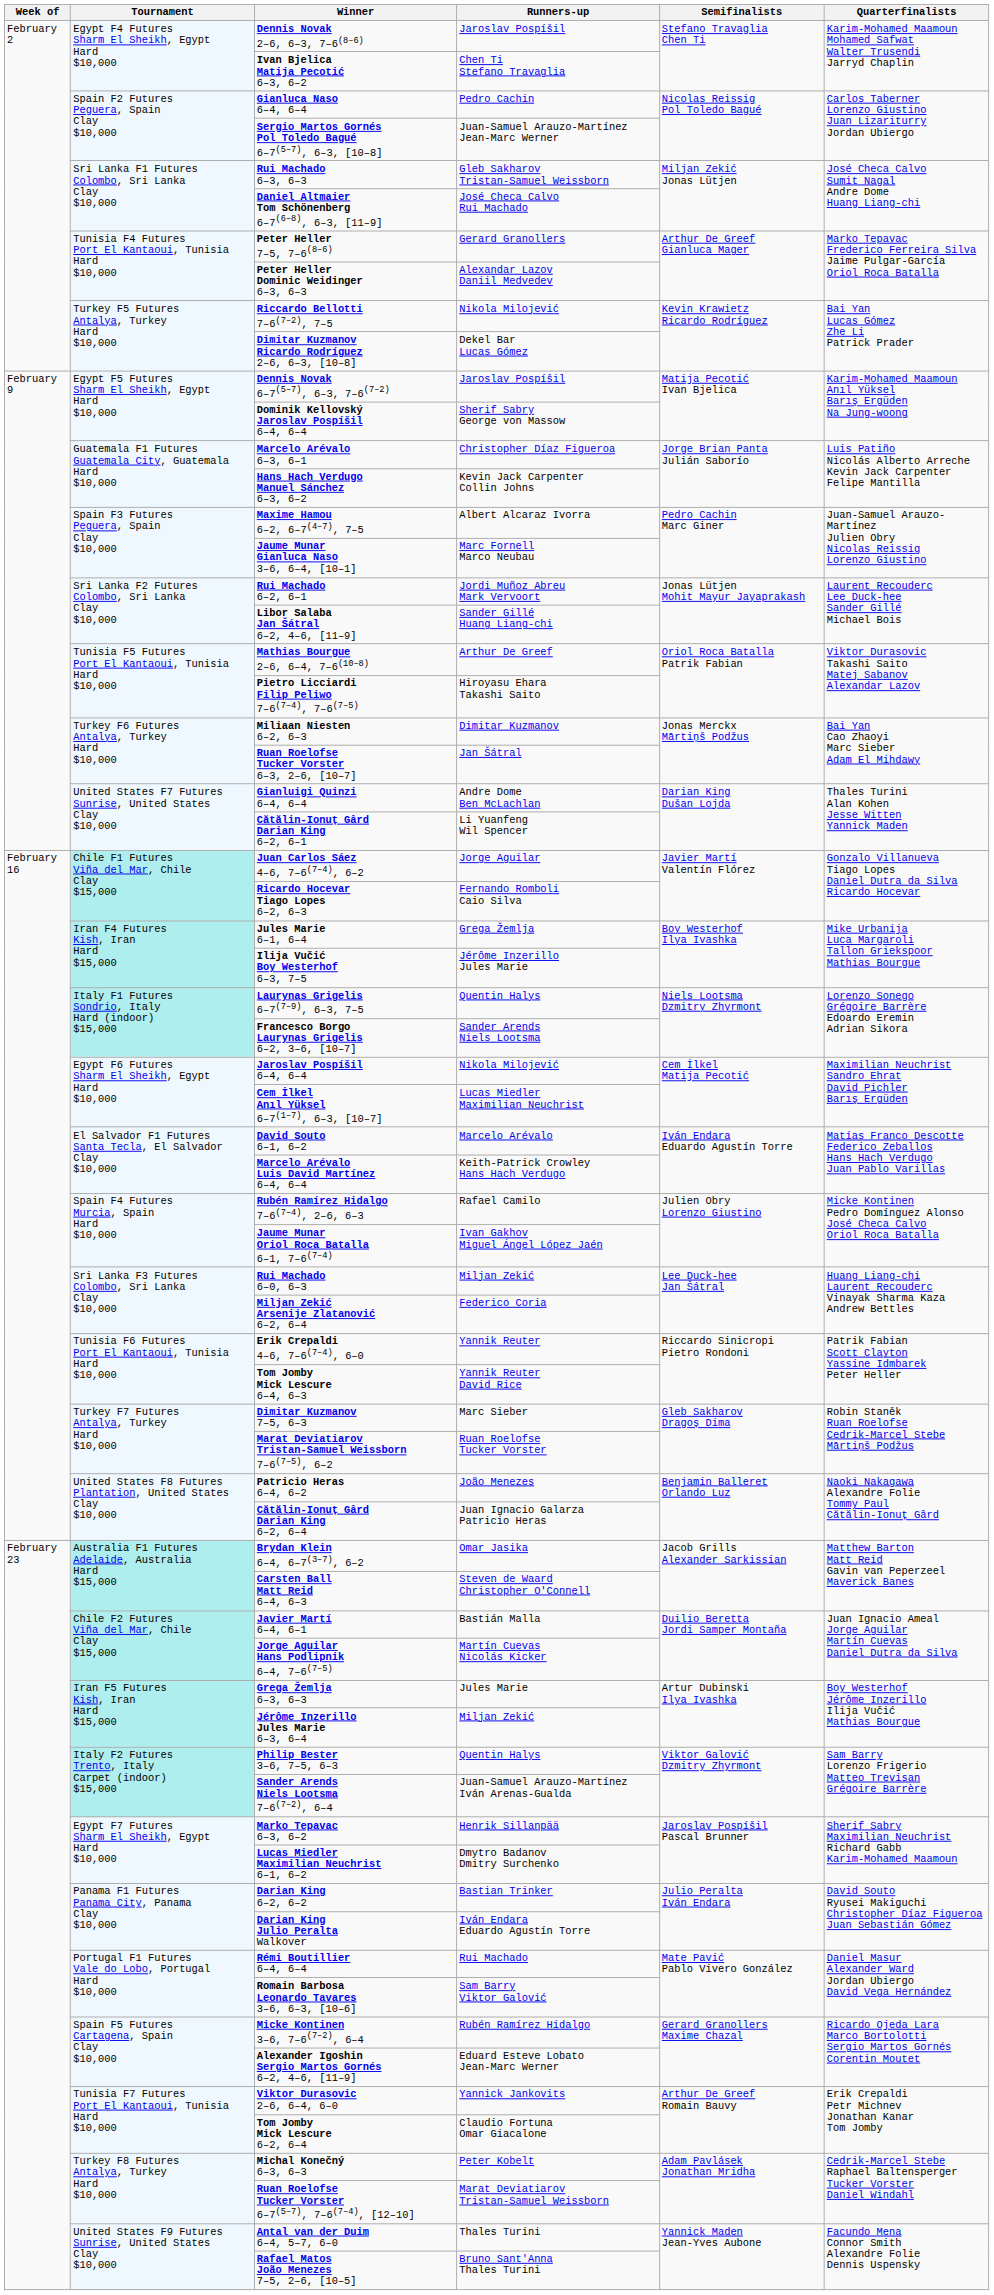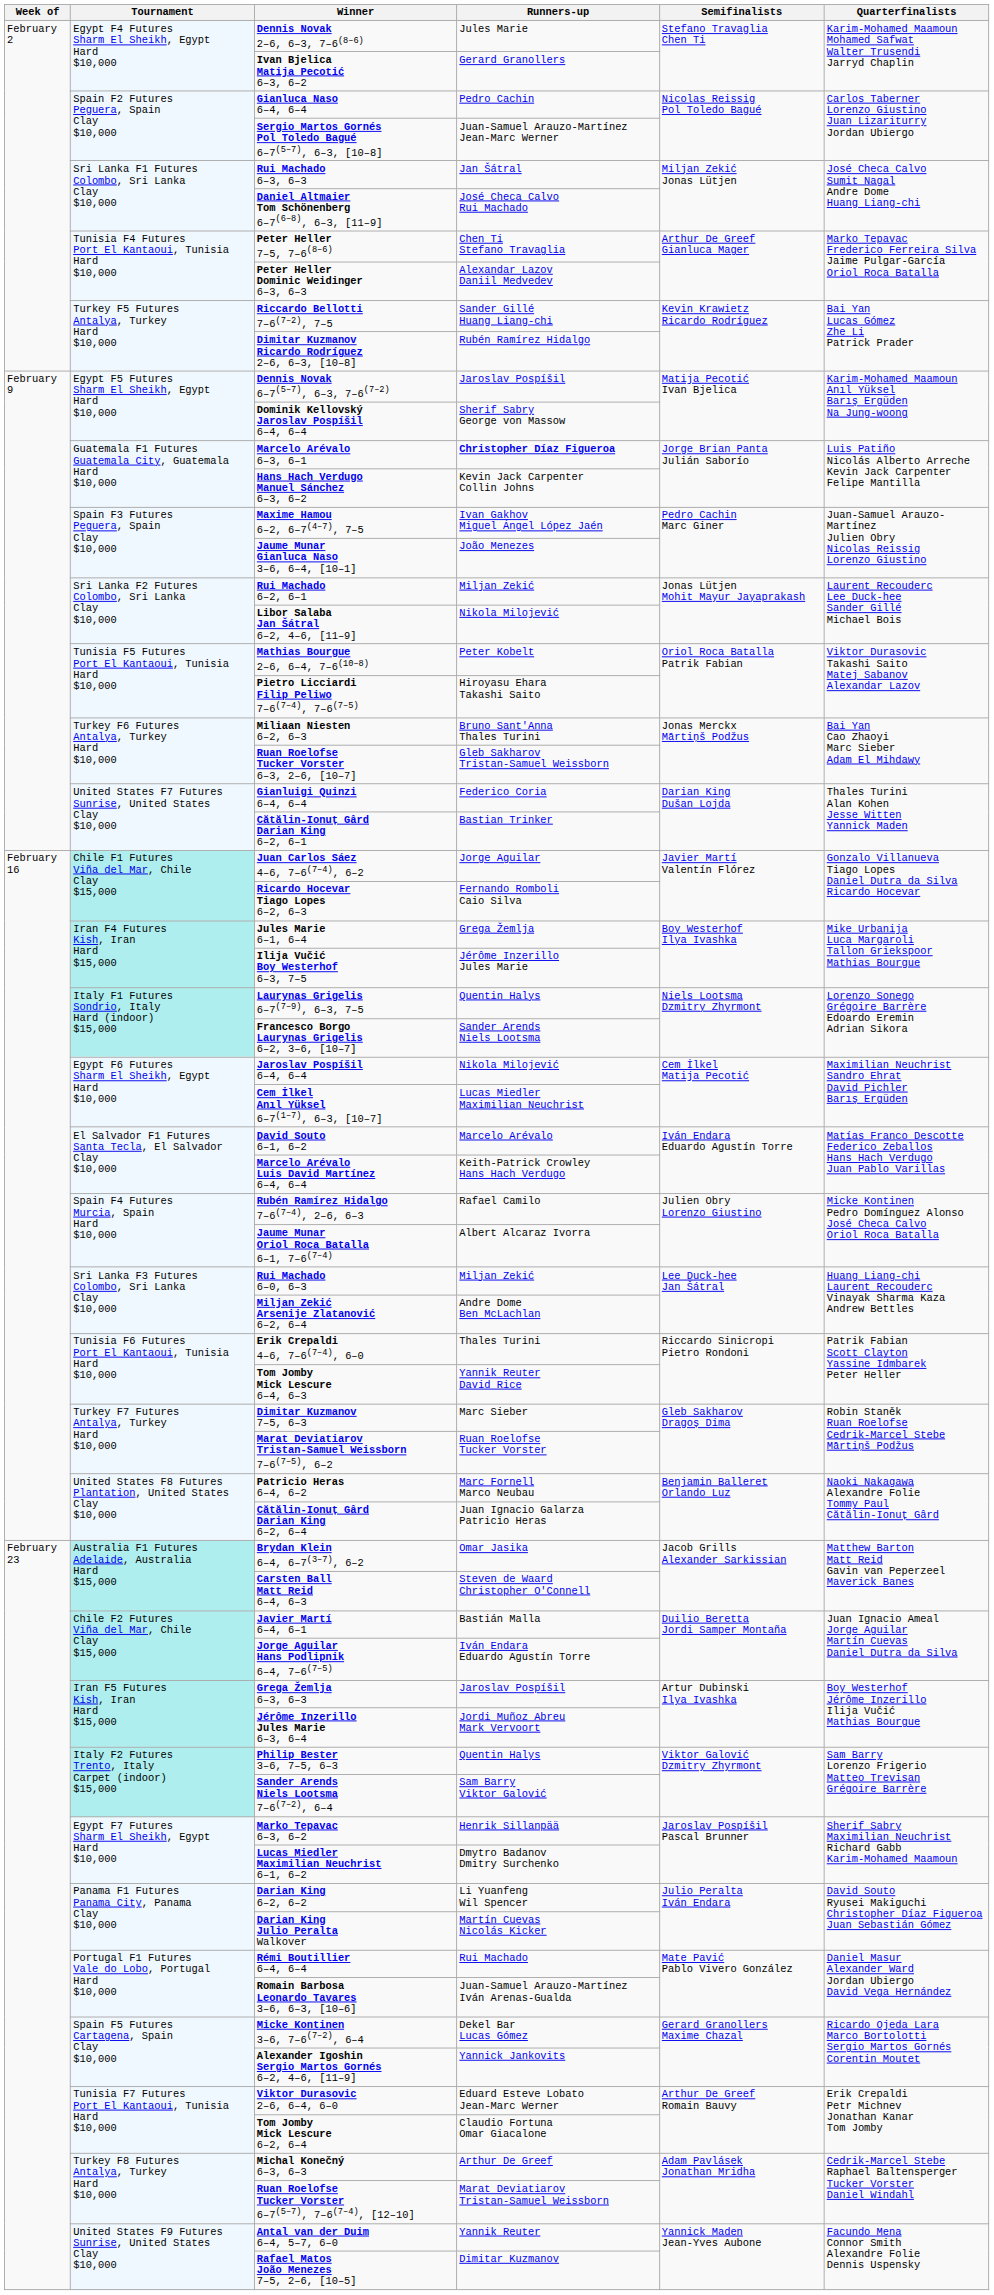(512, 29) Jaroslav Pospíšil -> (494, 29) Jules Marie
(512, 66) Chen Ti Stefano Travaglia -> (512, 60) Gerard Granollers
(534, 175) Gleb Sakharov Tristan-Samuel Weissborn -> (491, 169) Jan Šátral
(512, 239) Gerard Granollers -> (512, 245) Chen Ti Stefano Travaglia
(509, 309) Nikola Milojević -> (506, 315) Sander Gillé Huang Liang-chi
(494, 346) Dekel Bar Lucas Gómez -> (525, 340) Rubén Ramírez Hidalgo
(537, 449) normal -> (537, 449) bold
(525, 516) Albert Alcaraz Ivorra -> (531, 521) Ivan Gakhov Miguel Ángel López Jaén
(497, 552) Marc Fornell Marco Neubau -> (497, 547) João Menezes
(512, 591) Jordi Muñoz Abreu Mark Vervoort -> (497, 586) Miljan Zekić
(506, 619) Sander Gillé Huang Liang-chi -> (509, 613) Nikola Milojević
(506, 652) Arthur De Greef -> (497, 652) Peter Kobelt
(509, 726) Dimitar Kuzmanov -> (506, 731) Bruno Sant'Anna Thales Turini
(491, 753) Jan Šátral -> (534, 759) Gleb Sakharov Tristan-Samuel Weissborn
(500, 798) Andre Dome Ben McLachlan -> (503, 792) Federico Coria
(494, 826) Li Yuanfeng Wil Spencer -> (506, 820) Bastian Trinker
(531, 1239) Ivan Gakhov Miguel Ángel López Jaén -> (525, 1233) Albert Alcaraz Ivorra
(503, 1303) Federico Coria -> (500, 1309) Andre Dome Ben McLachlan
(500, 1342) Yannik Reuter -> (500, 1342) Thales Turini
(497, 1482) João Menezes -> (497, 1488) Marc Fornell Marco Neubau
(503, 1652) Martín Cuevas Nicolás Kicker -> (525, 1652) Iván Endara Eduardo Agustín Torre
(494, 1689) Jules Marie -> (512, 1689) Jaroslav Pospíšil
(497, 1716) Miljan Zekić -> (512, 1722) Jordi Muñoz Abreu Mark Vervoort
(543, 1789) Juan-Samuel Arauzo-Martínez Iván Arenas-Gualda -> (503, 1789) Sam Barry Viktor Galović
(506, 1892) Bastian Trinker -> (494, 1898) Li Yuanfeng Wil Spencer
(525, 1925) Iván Endara Eduardo Agustín Torre -> (503, 1925) Martín Cuevas Nicolás Kicker
(503, 1992) Sam Barry Viktor Galović -> (543, 1992) Juan-Samuel Arauzo-Martínez Iván Arenas-Gualda
(525, 2025) Rubén Ramírez Hidalgo -> (494, 2031) Dekel Bar Lucas Gómez
(522, 2062) Eduard Esteve Lobato Jean-Marc Werner -> (512, 2056) Yannick Jankovits
(512, 2095) Yannick Jankovits -> (522, 2101) Eduard Esteve Lobato Jean-Marc Werner
(497, 2162) Peter Kobelt -> (506, 2162) Arthur De Greef
(500, 2232) Thales Turini -> (500, 2232) Yannik Reuter
(506, 2265) Bruno Sant'Anna Thales Turini -> (509, 2259) Dimitar Kuzmanov
